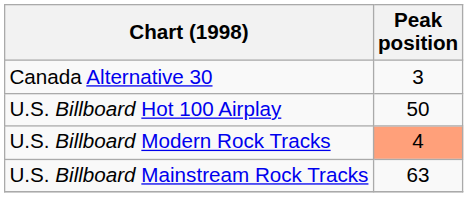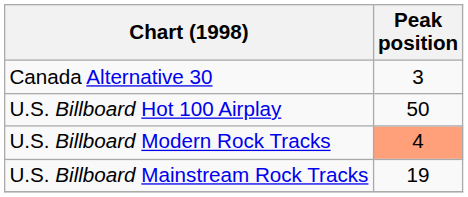(418, 175) 63 -> (418, 175) 19
